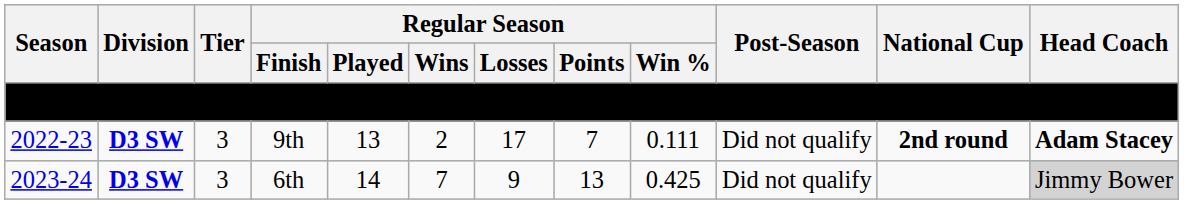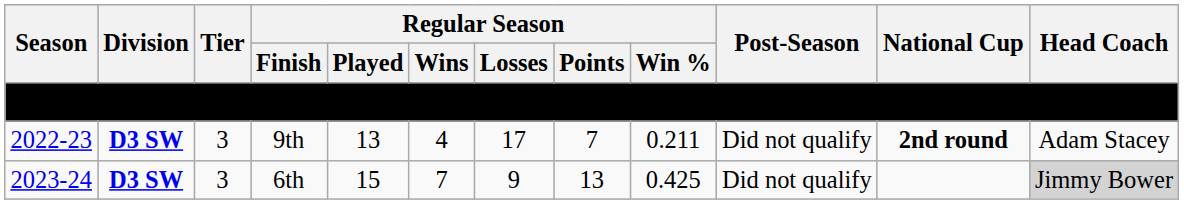(442, 140) 2 -> (442, 140) 4
(673, 140) 0.111 -> (673, 140) 0.211
(1104, 140) bold -> (1104, 140) normal
(368, 179) 14 -> (368, 179) 15
